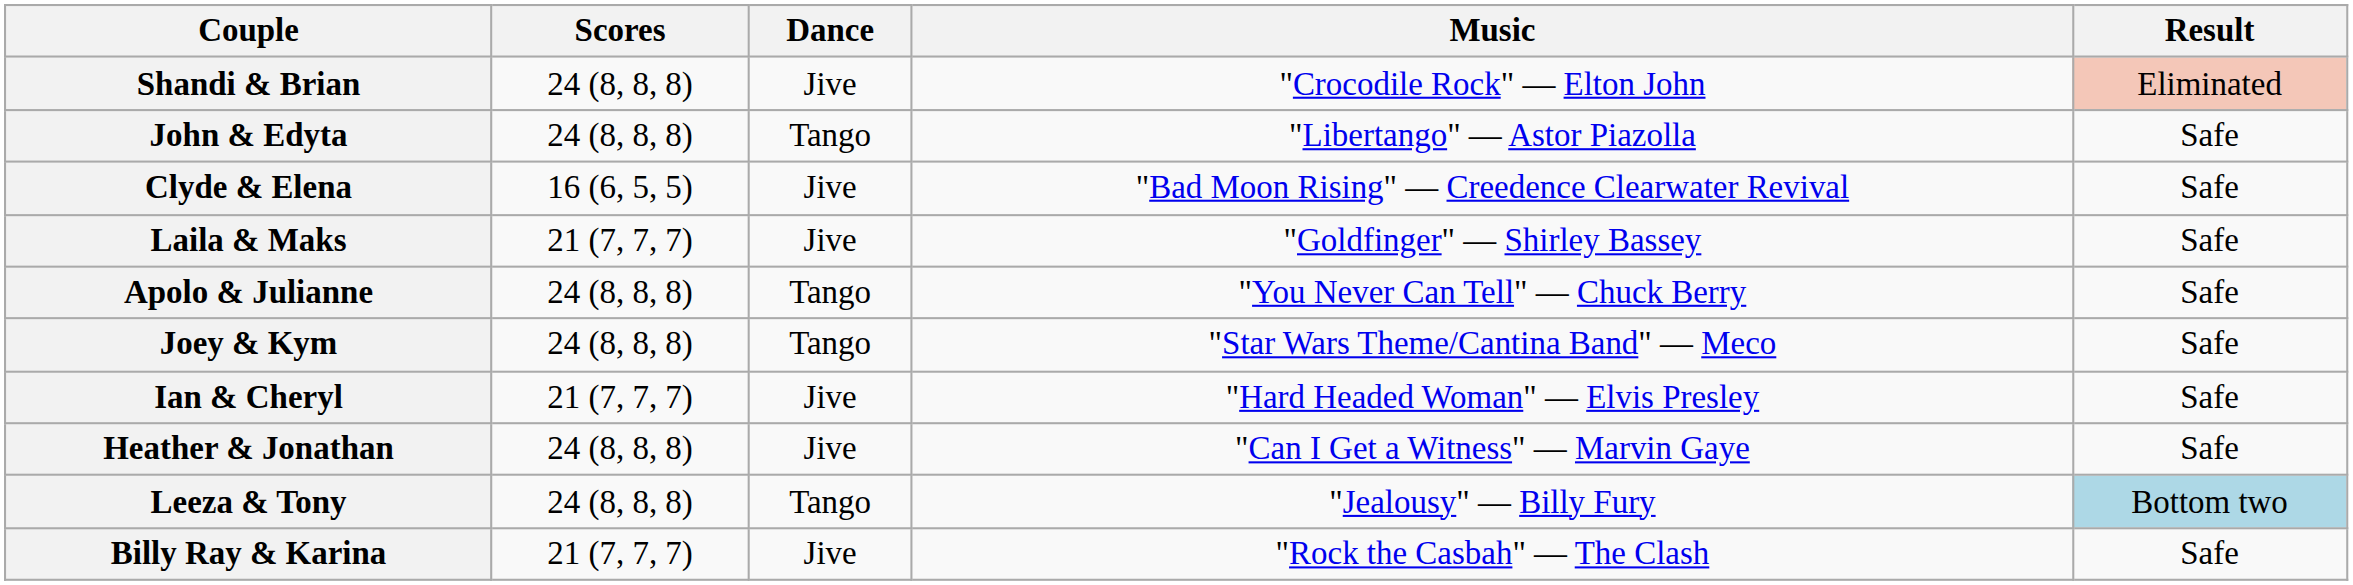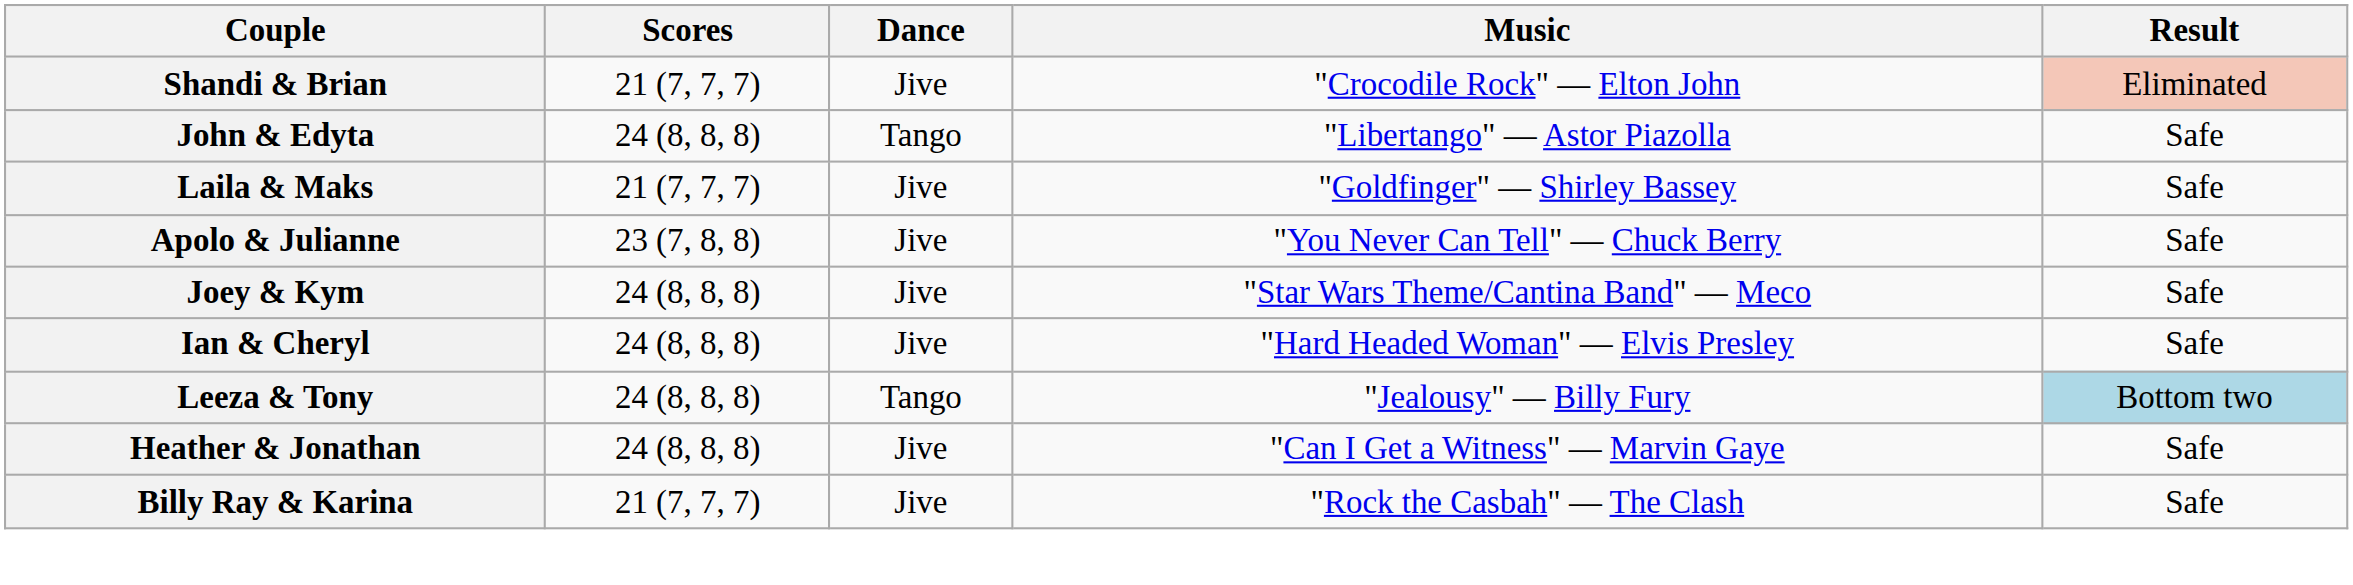(620, 82) 24 (8, 8, 8) -> (688, 82) 21 (7, 7, 7)
- row: (249, 187)
(620, 291) 24 (8, 8, 8) -> (688, 239) 23 (7, 8, 8)
(830, 291) Tango -> (921, 239) Jive
(830, 344) Tango -> (921, 291) Jive
(620, 396) 21 (7, 7, 7) -> (688, 344) 24 (8, 8, 8)
rows swapped: (249, 501) <-> (249, 448)
